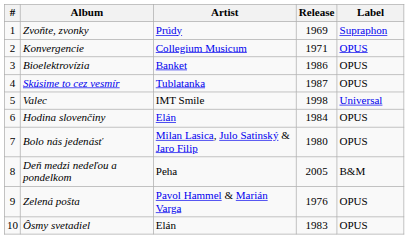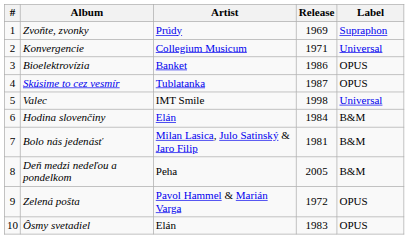(354, 48) OPUS -> (361, 48) Universal
(354, 118) OPUS -> (352, 118) B&M
(317, 142) 1980 -> (317, 142) 1981
(354, 142) OPUS -> (352, 142) B&M
(317, 201) 1976 -> (317, 201) 1972
